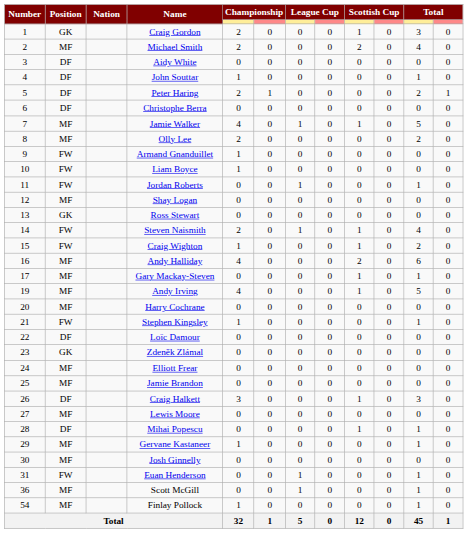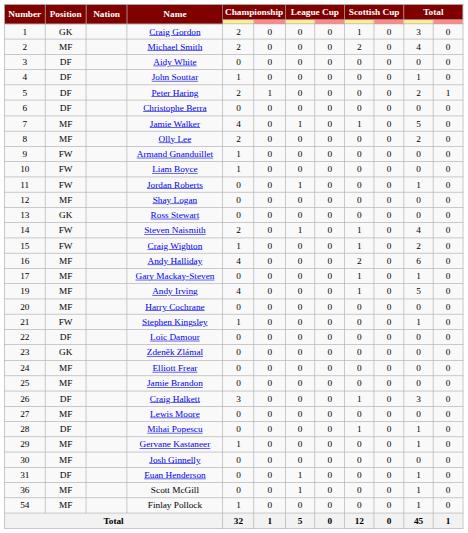(66, 475) FW -> (66, 475) DF
